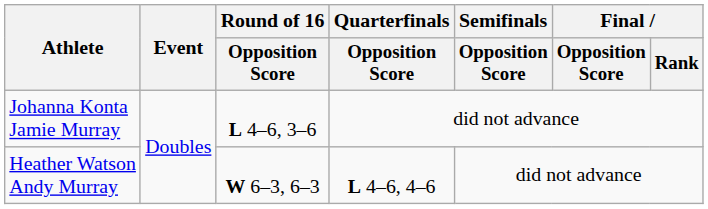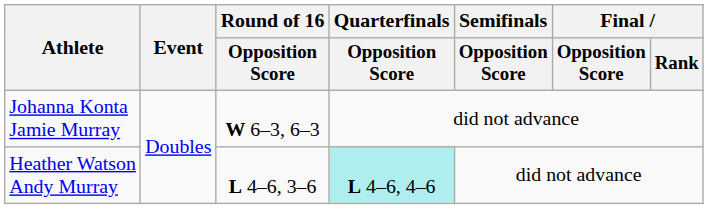(273, 130) L 4–6, 3–6 -> (273, 130) W 6–3, 6–3
(273, 186) W 6–3, 6–3 -> (273, 186) L 4–6, 3–6
(392, 186) no background -> (392, 186) paleturquoise background
